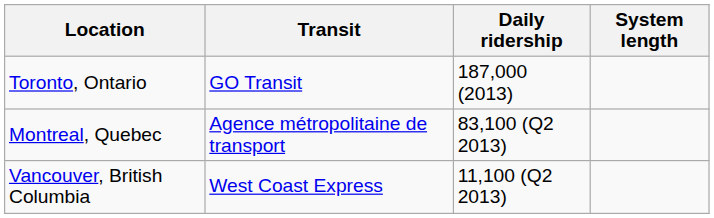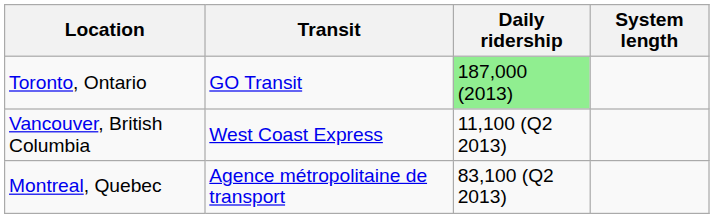(492, 82) no background -> (492, 82) lightgreen background
rows swapped: (85, 134) <-> (86, 186)
